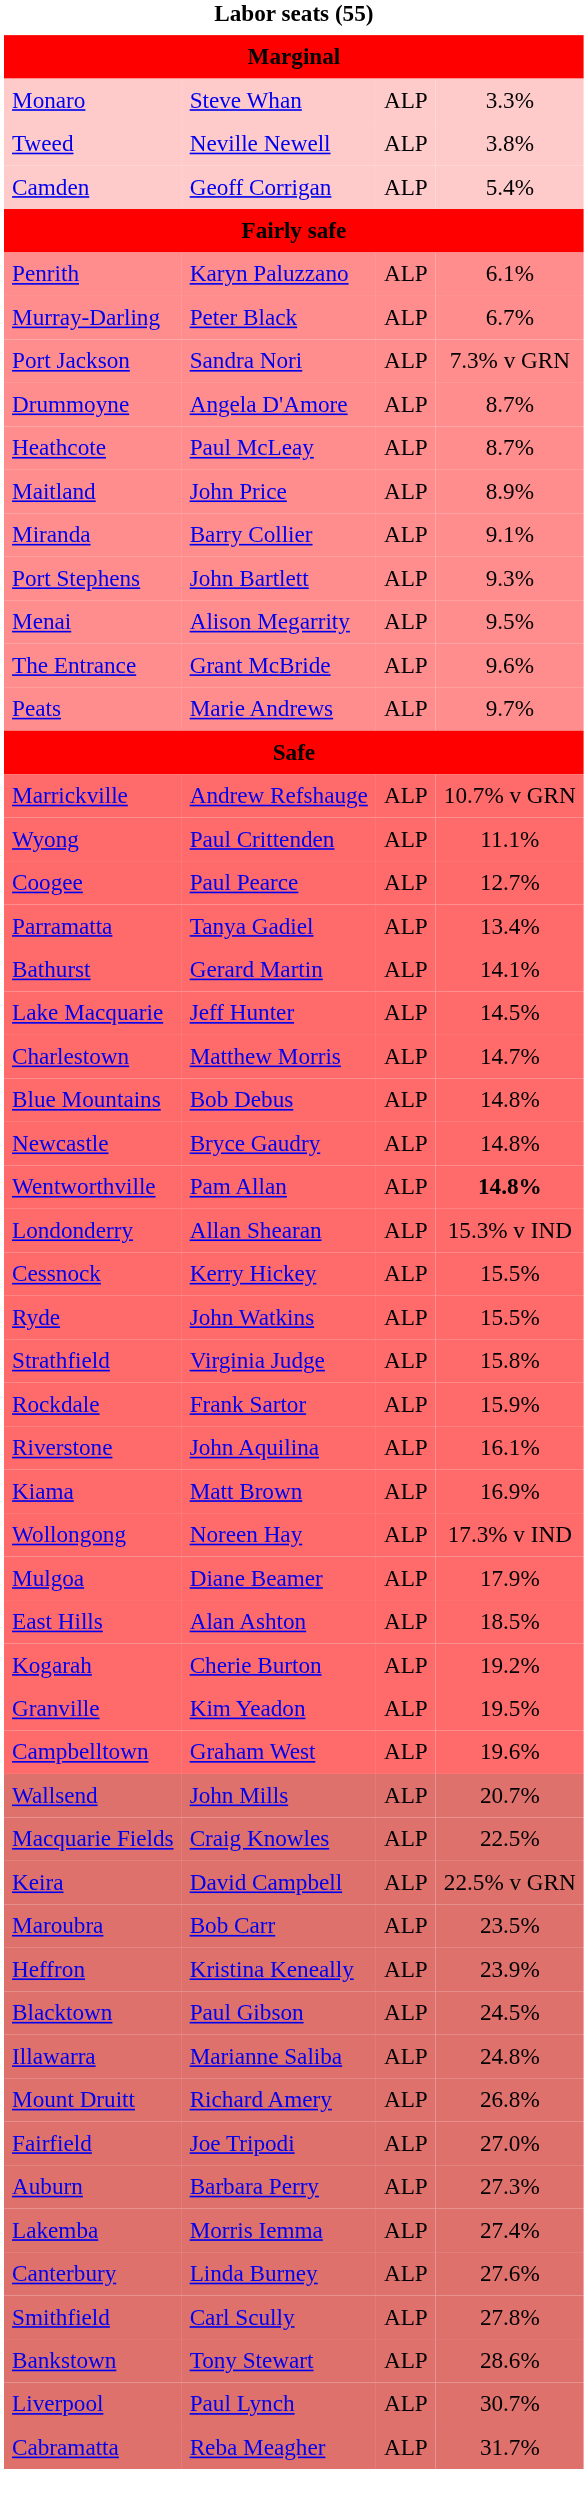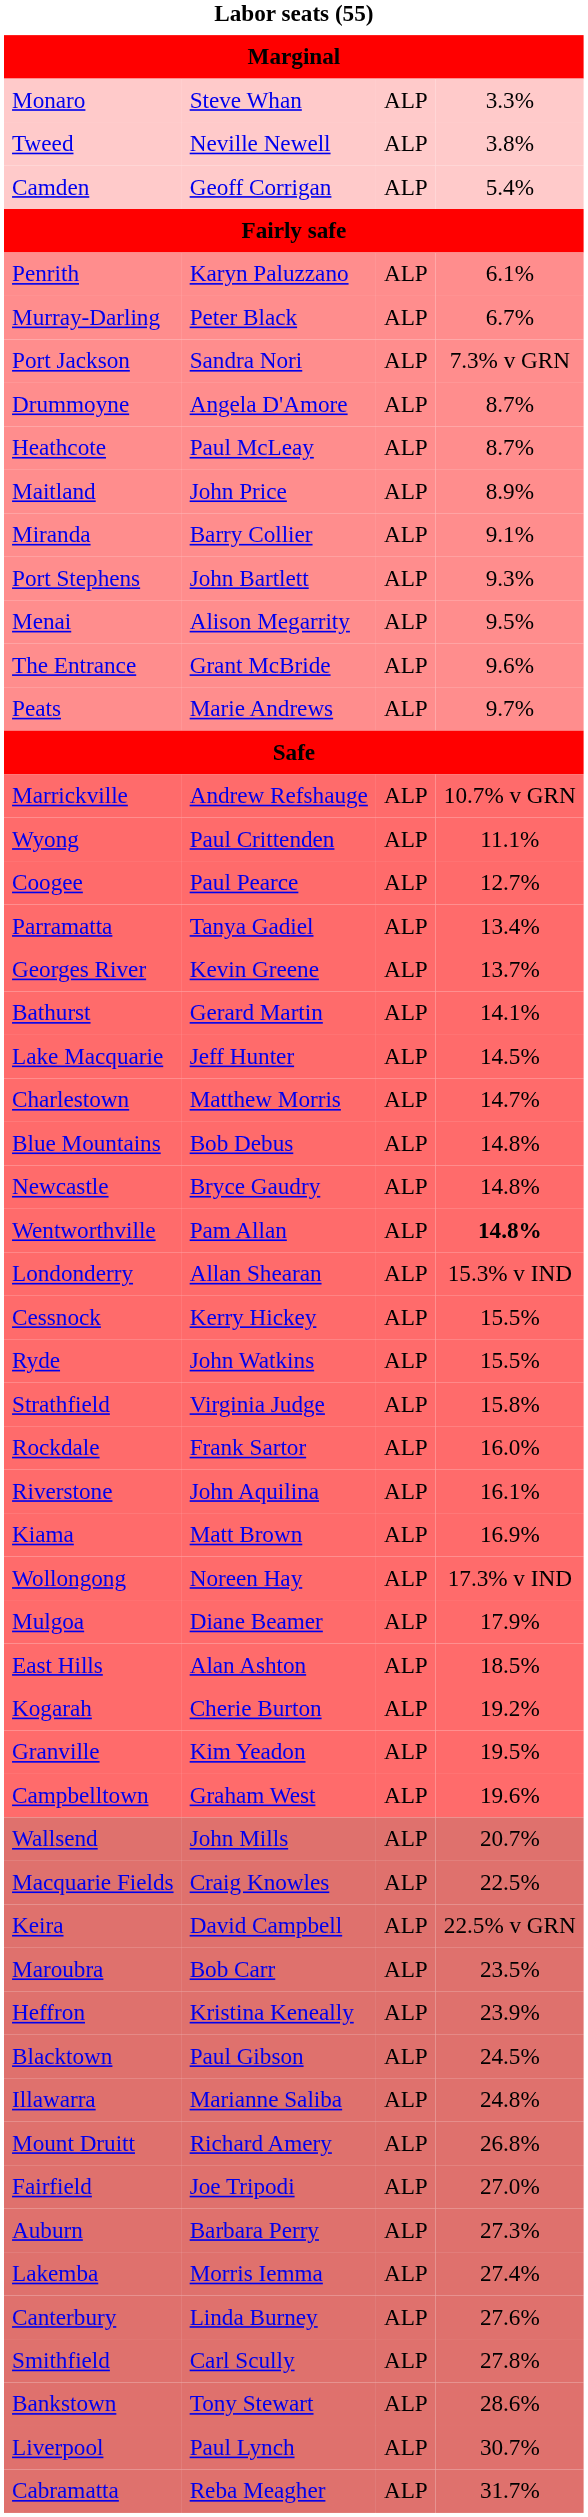+ row: (79, 969)
(510, 1403) 15.9% -> (510, 1447) 16.0%
